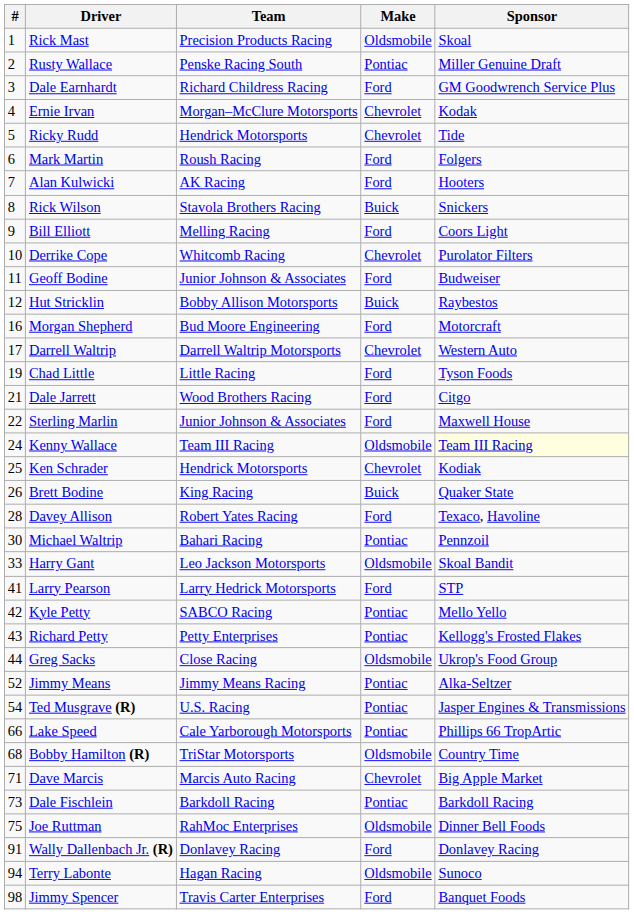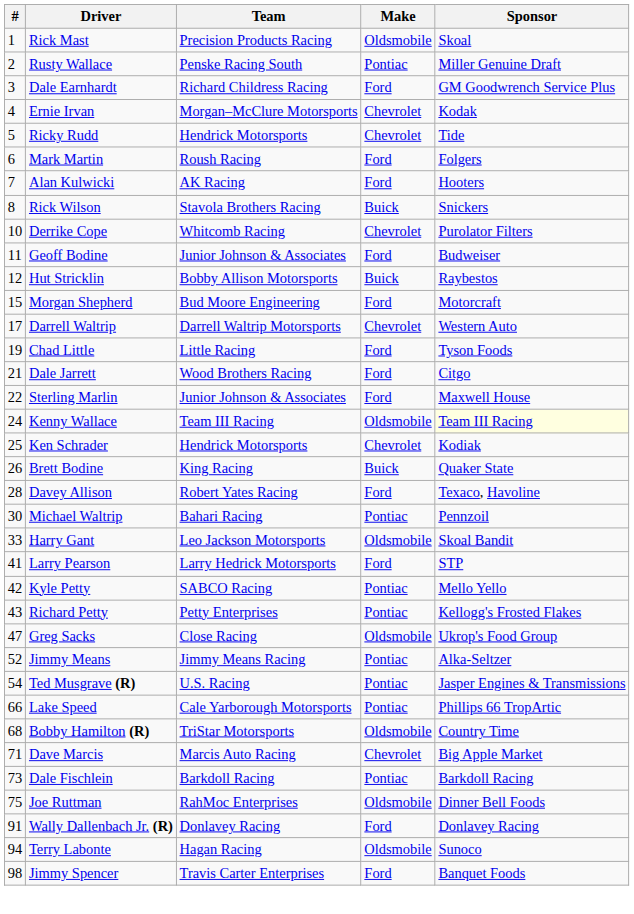- row: (60, 230)
(15, 326) 16 -> (15, 302) 15
(15, 659) 44 -> (15, 635) 47
